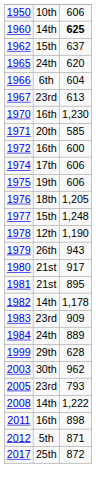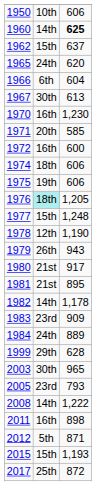(46, 98) 23rd -> (46, 98) 30th
(46, 166) 17th -> (46, 166) 18th
(46, 200) no background -> (46, 200) paleturquoise background
(75, 370) 962 -> (75, 370) 965
+ row: (19, 455)
